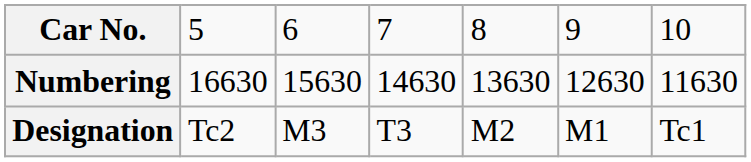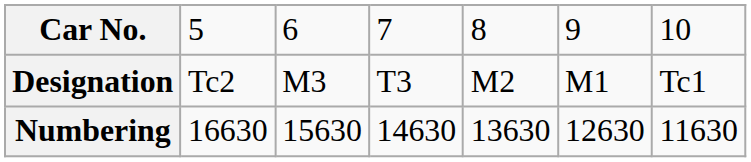rows swapped: (93, 130) <-> (93, 80)
